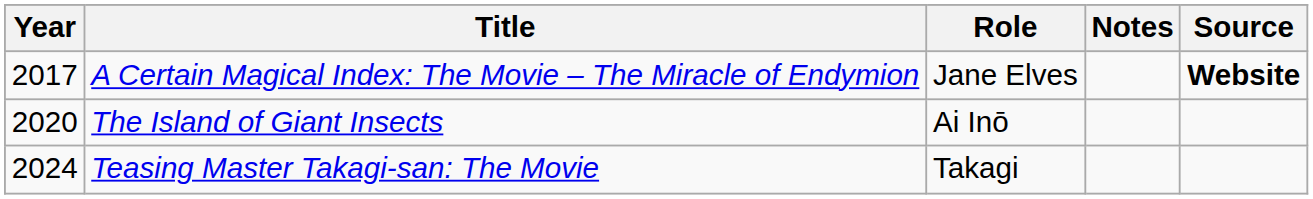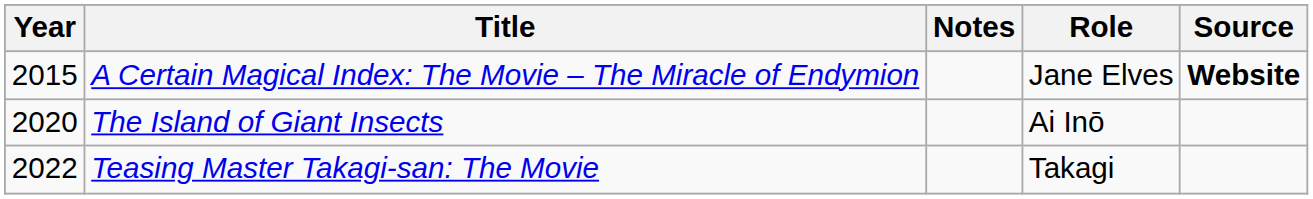columns swapped: (1005, 27) <-> (1133, 27)
(45, 74) 2017 -> (45, 74) 2015
(45, 168) 2024 -> (45, 168) 2022
